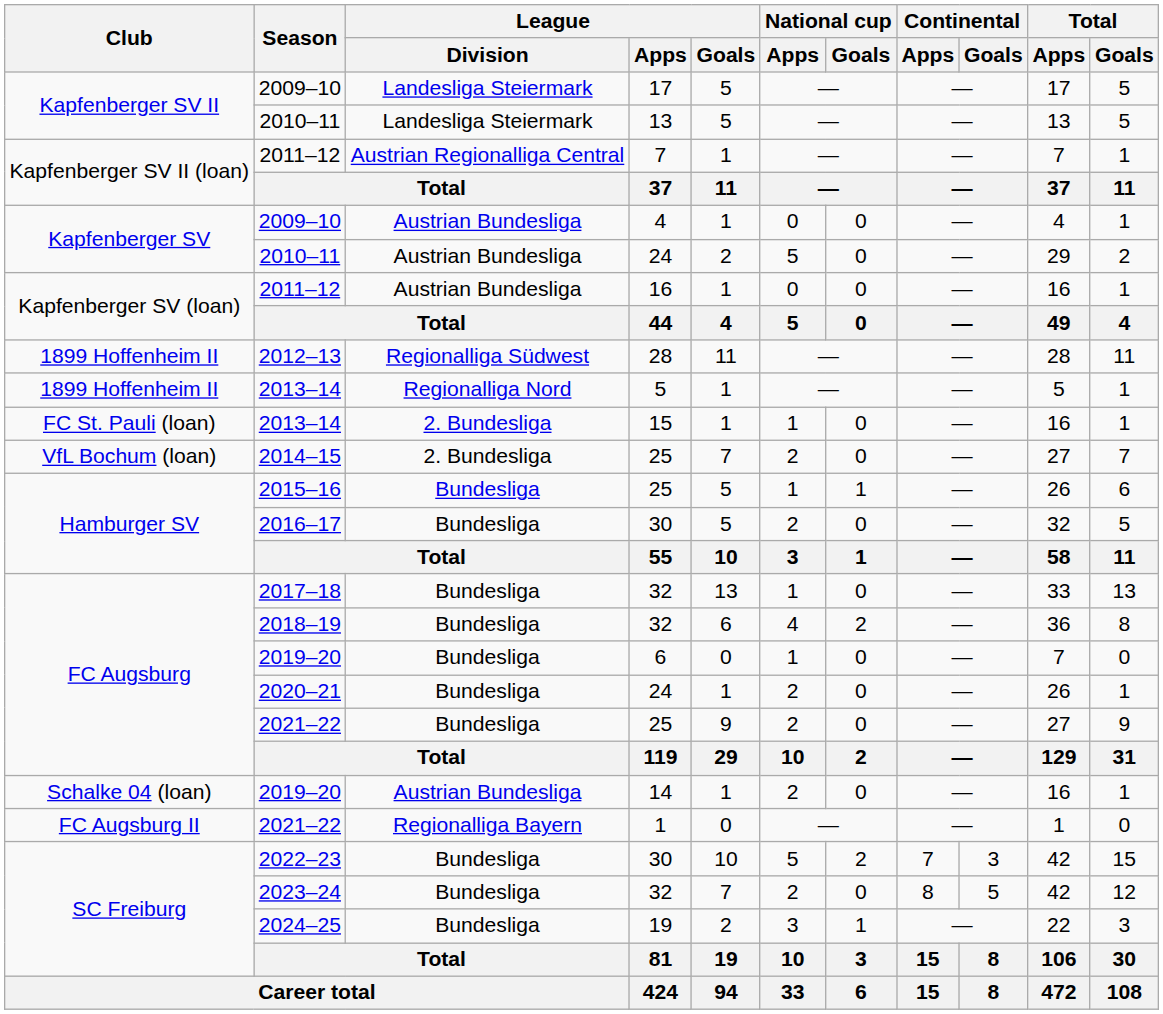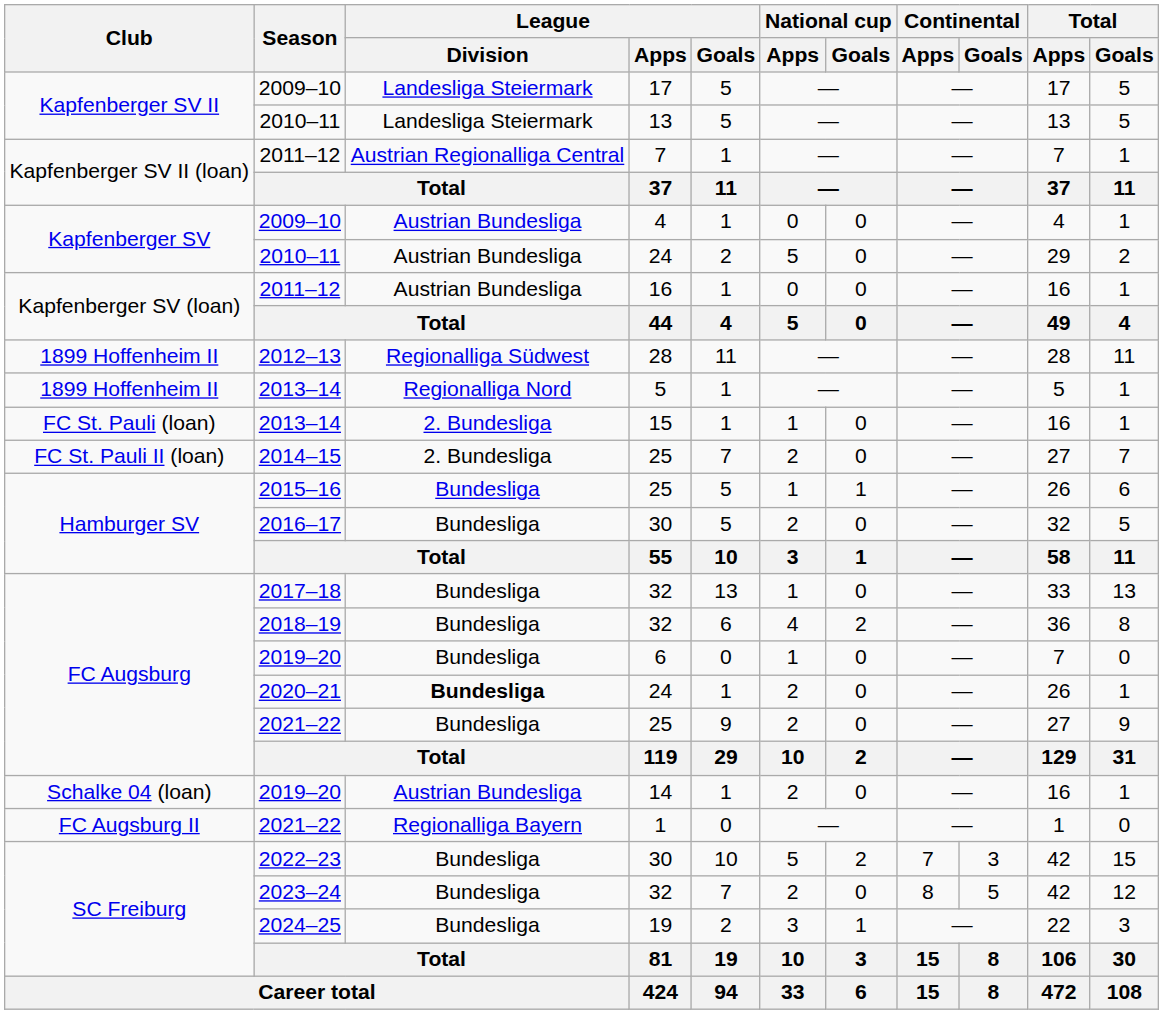(129, 456) VfL Bochum (loan) -> (129, 456) FC St. Pauli II (loan)
(488, 691) normal -> (488, 691) bold
